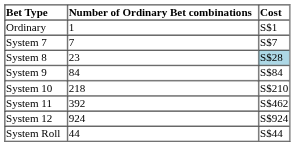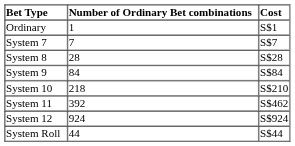(77, 57) 23 -> (77, 57) 28
(271, 57) lightblue background -> (271, 57) no background
